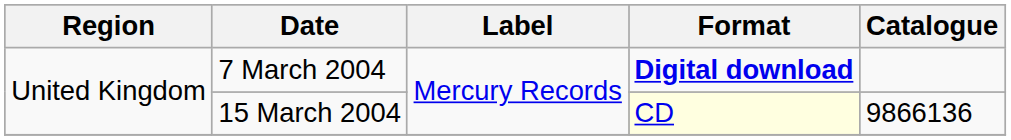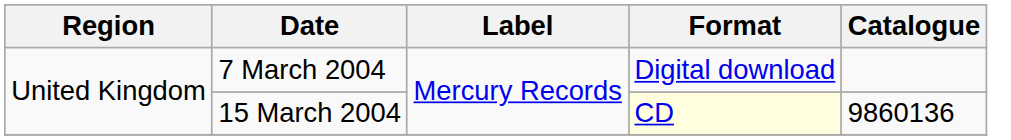(744, 69) bold -> (735, 69) normal
(919, 112) 9866136 -> (901, 112) 9860136
